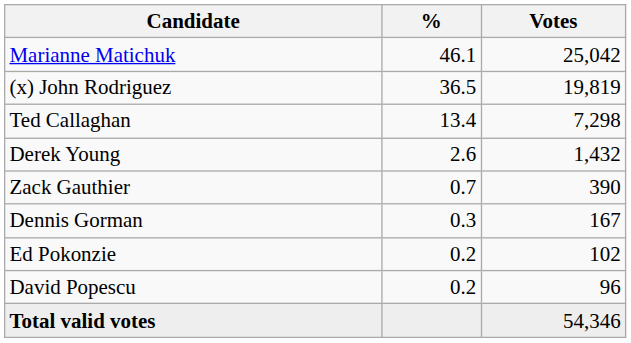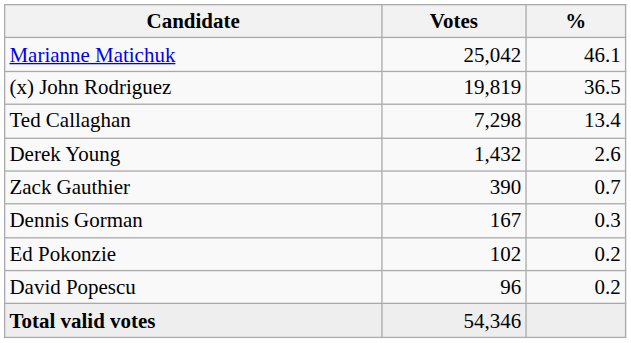columns swapped: (553, 21) <-> (431, 21)
